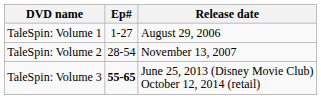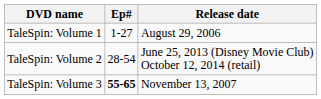(189, 52) November 13, 2007 -> (227, 58) June 25, 2013 (Disney Movie Club) October 12, 2014 (retail)
(227, 77) June 25, 2013 (Disney Movie Club) October 12, 2014 (retail) -> (189, 84) November 13, 2007
